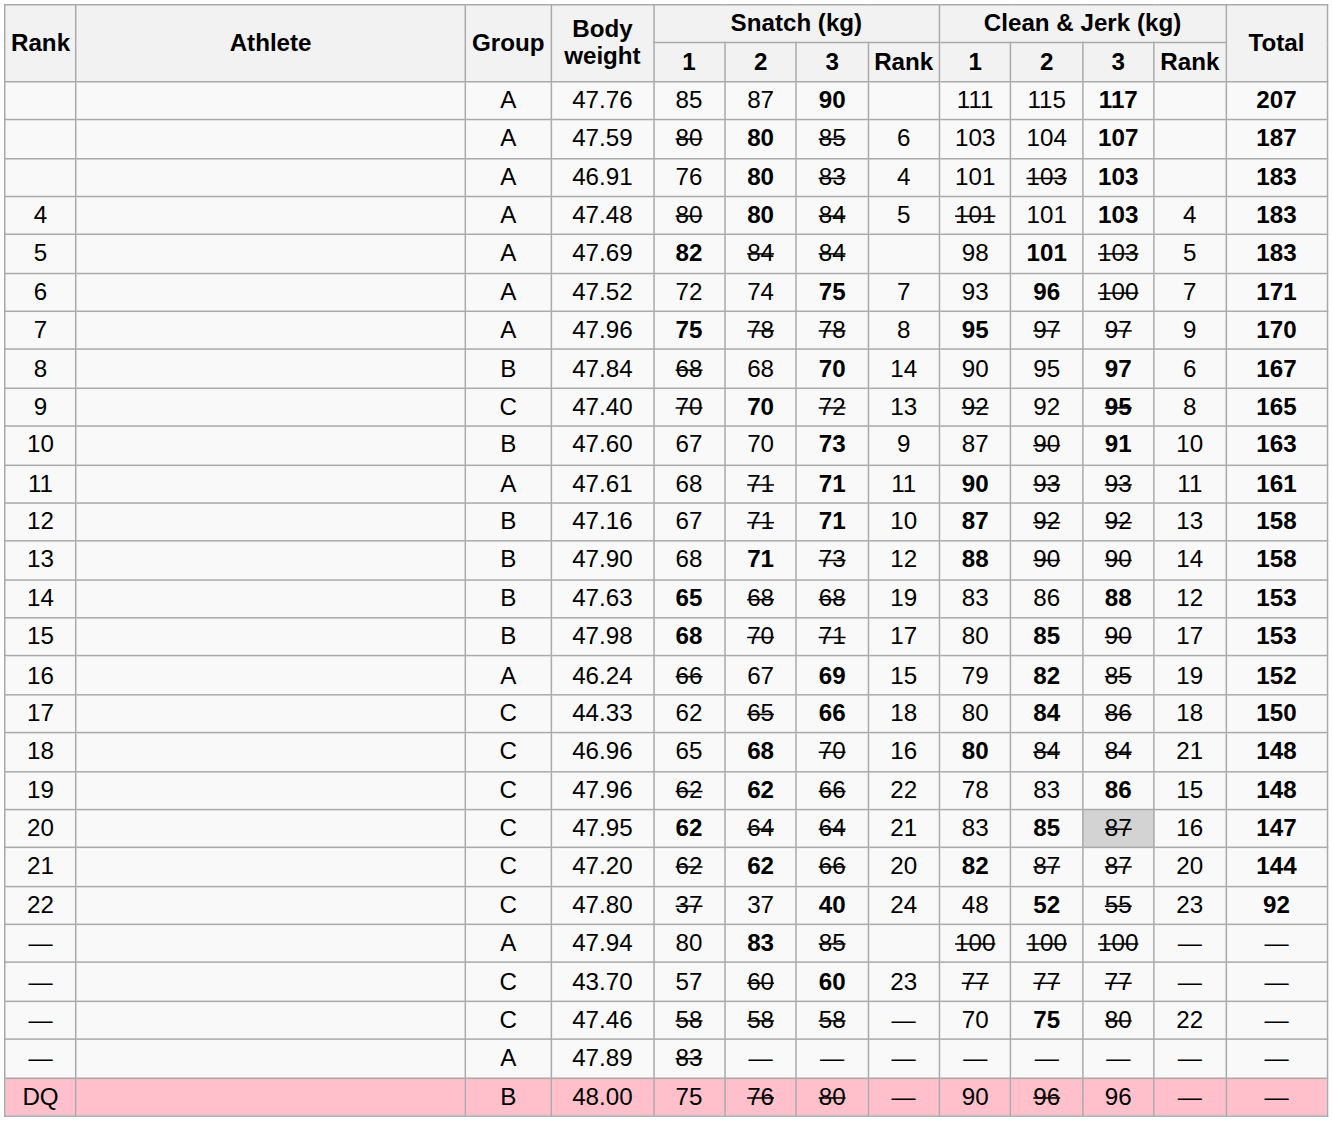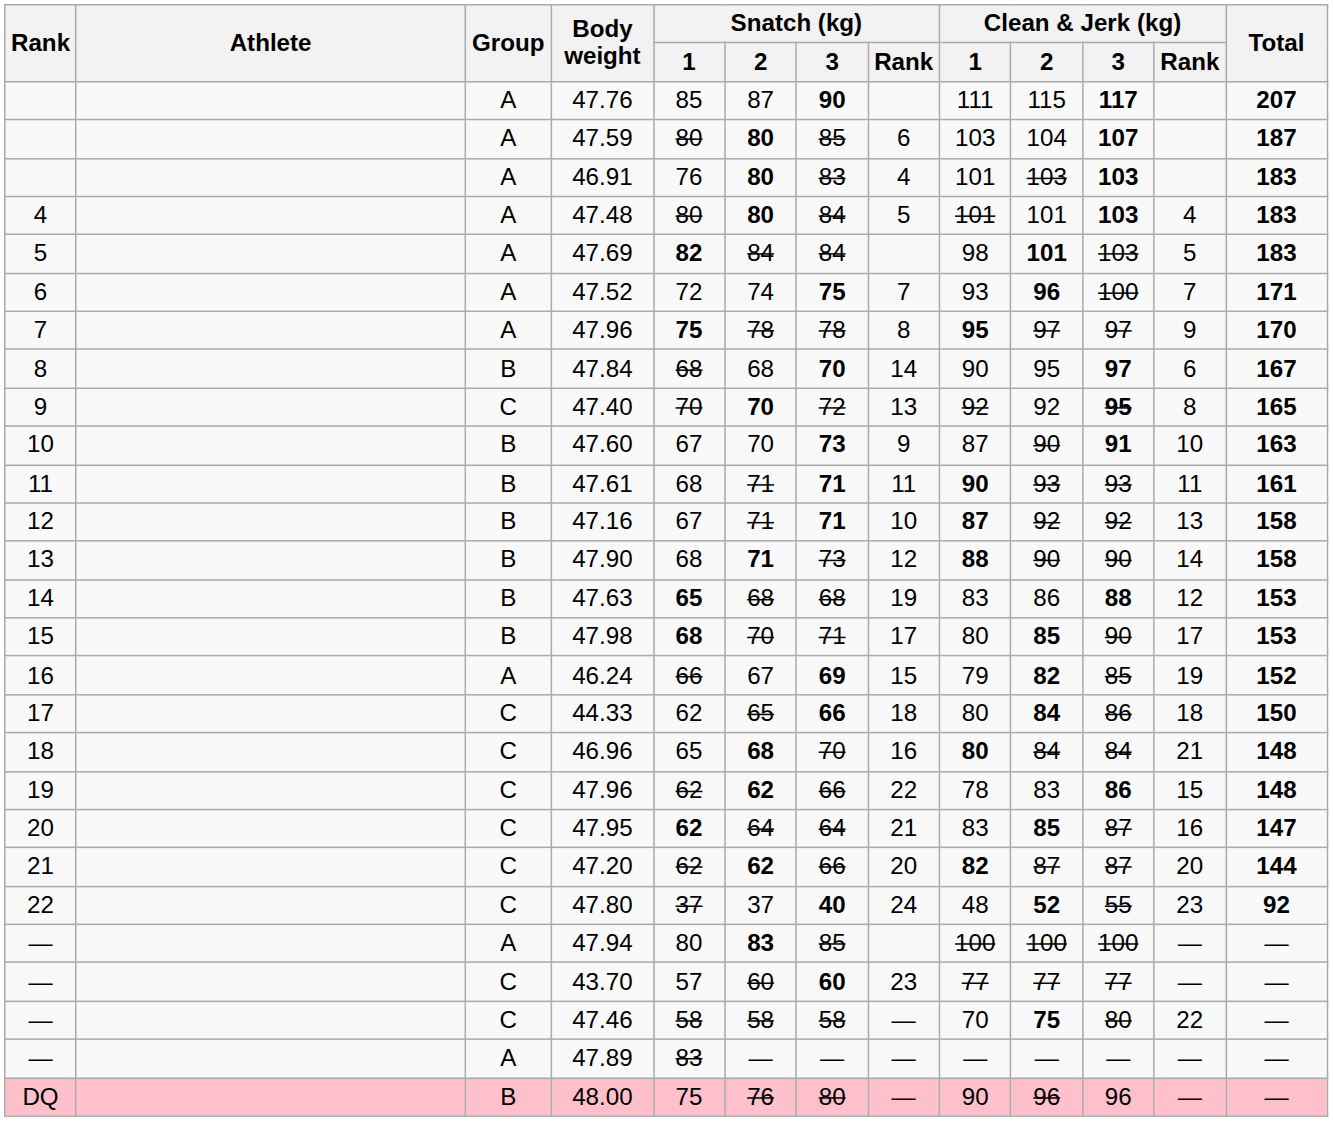(508, 483) A -> (508, 483) B
(1118, 828) lightgrey background -> (1118, 828) no background
